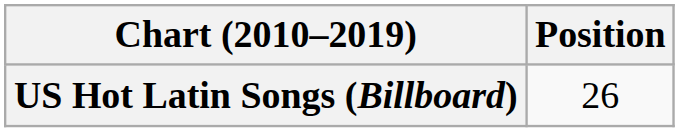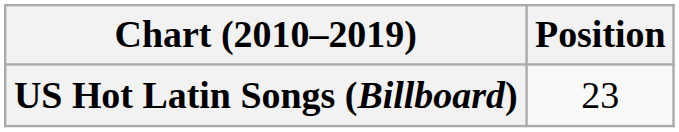(600, 94) 26 -> (600, 94) 23
